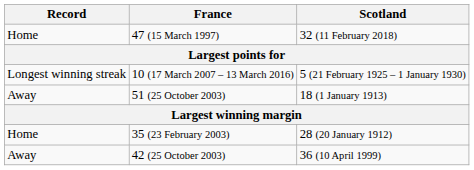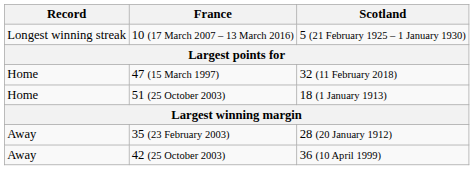rows swapped: (213, 74) <-> (175, 34)
(22, 94) Away -> (23, 94) Home
(23, 134) Home -> (22, 134) Away
